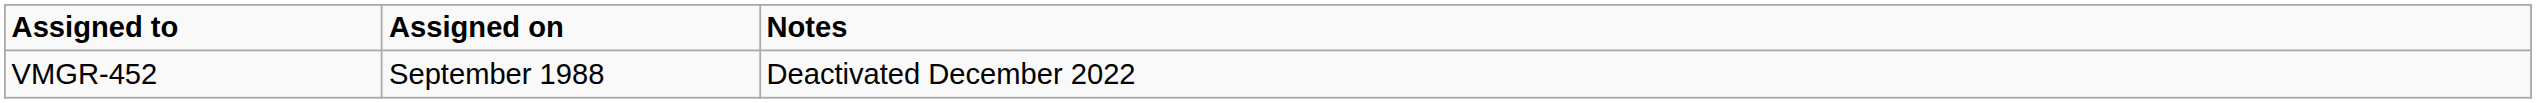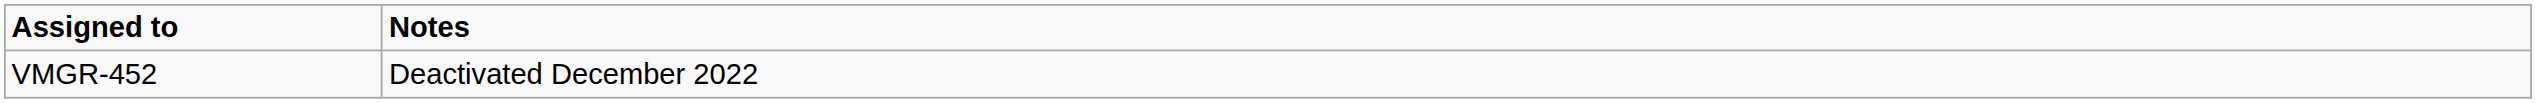- column: (476, 27)
